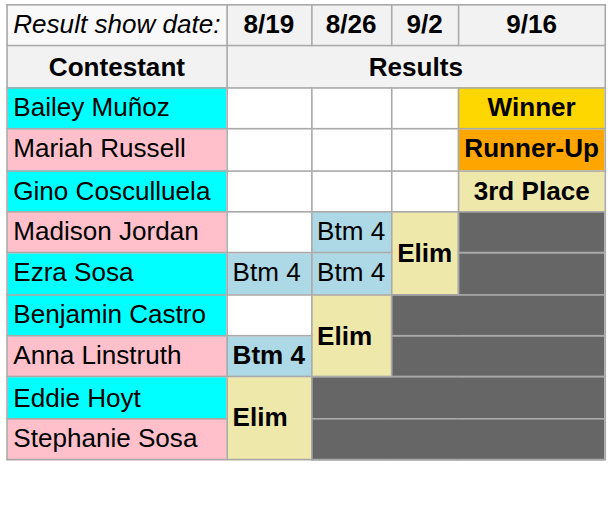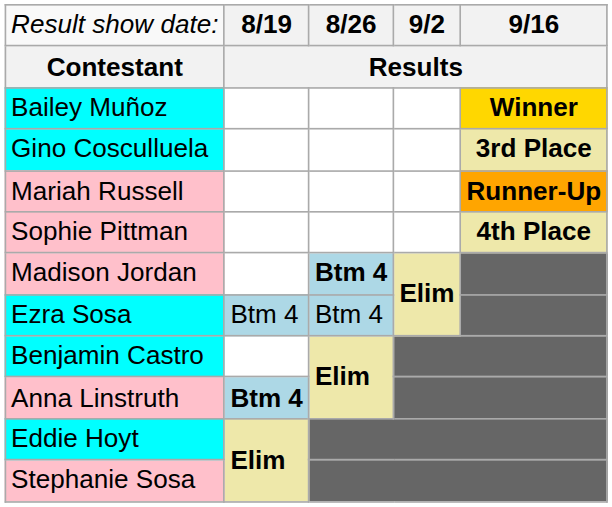rows swapped: (99, 149) <-> (112, 190)
+ row: (100, 231)
(351, 231) normal -> (351, 273) bold
